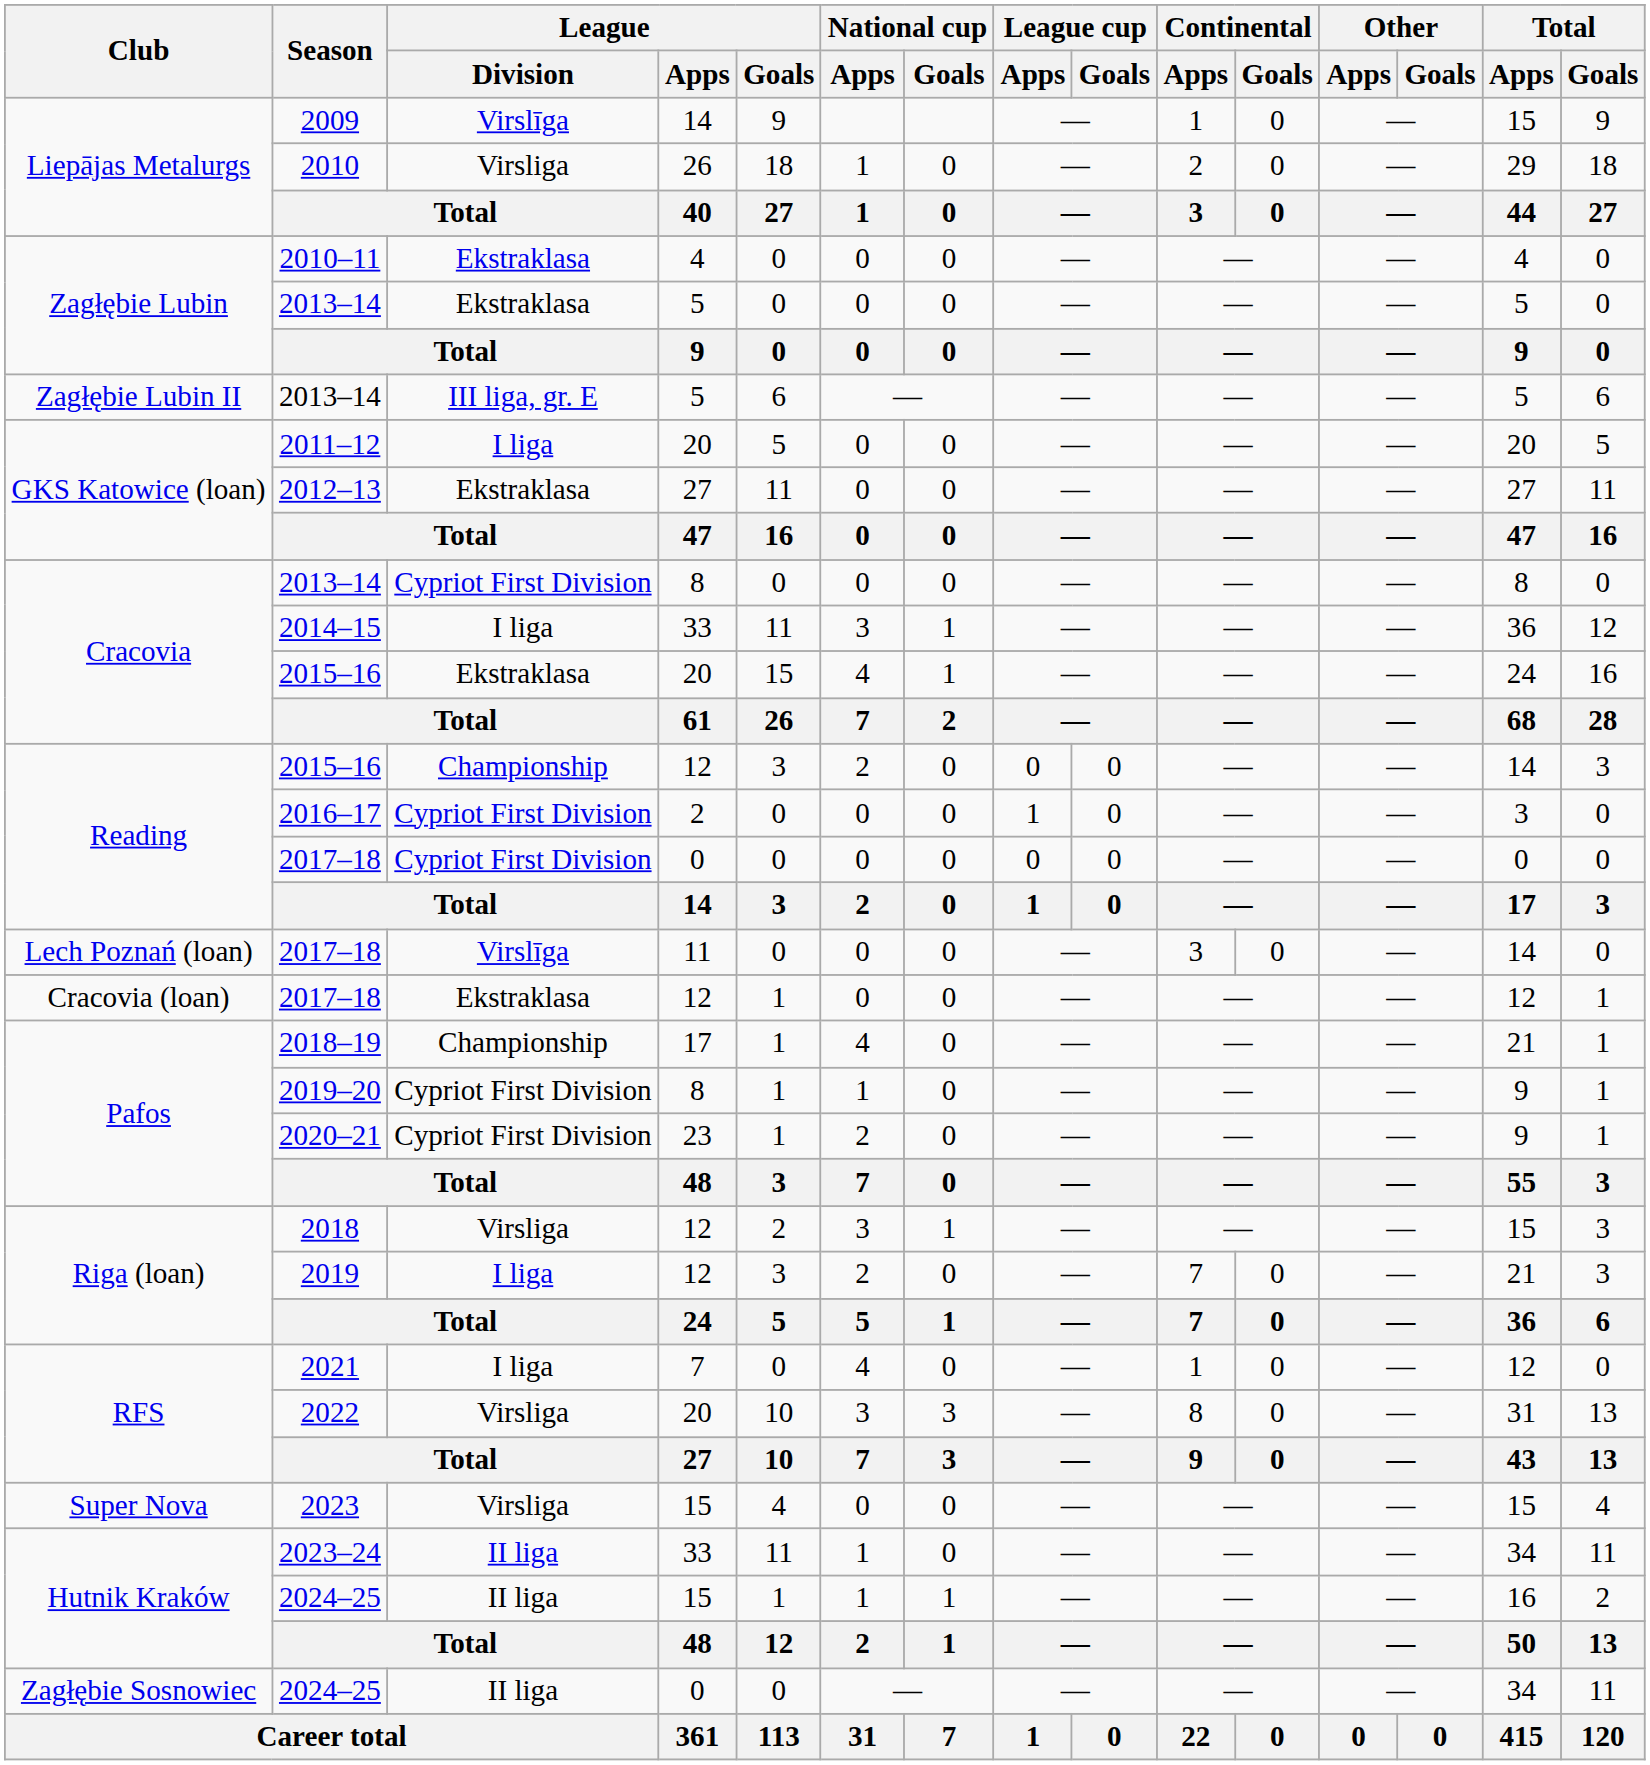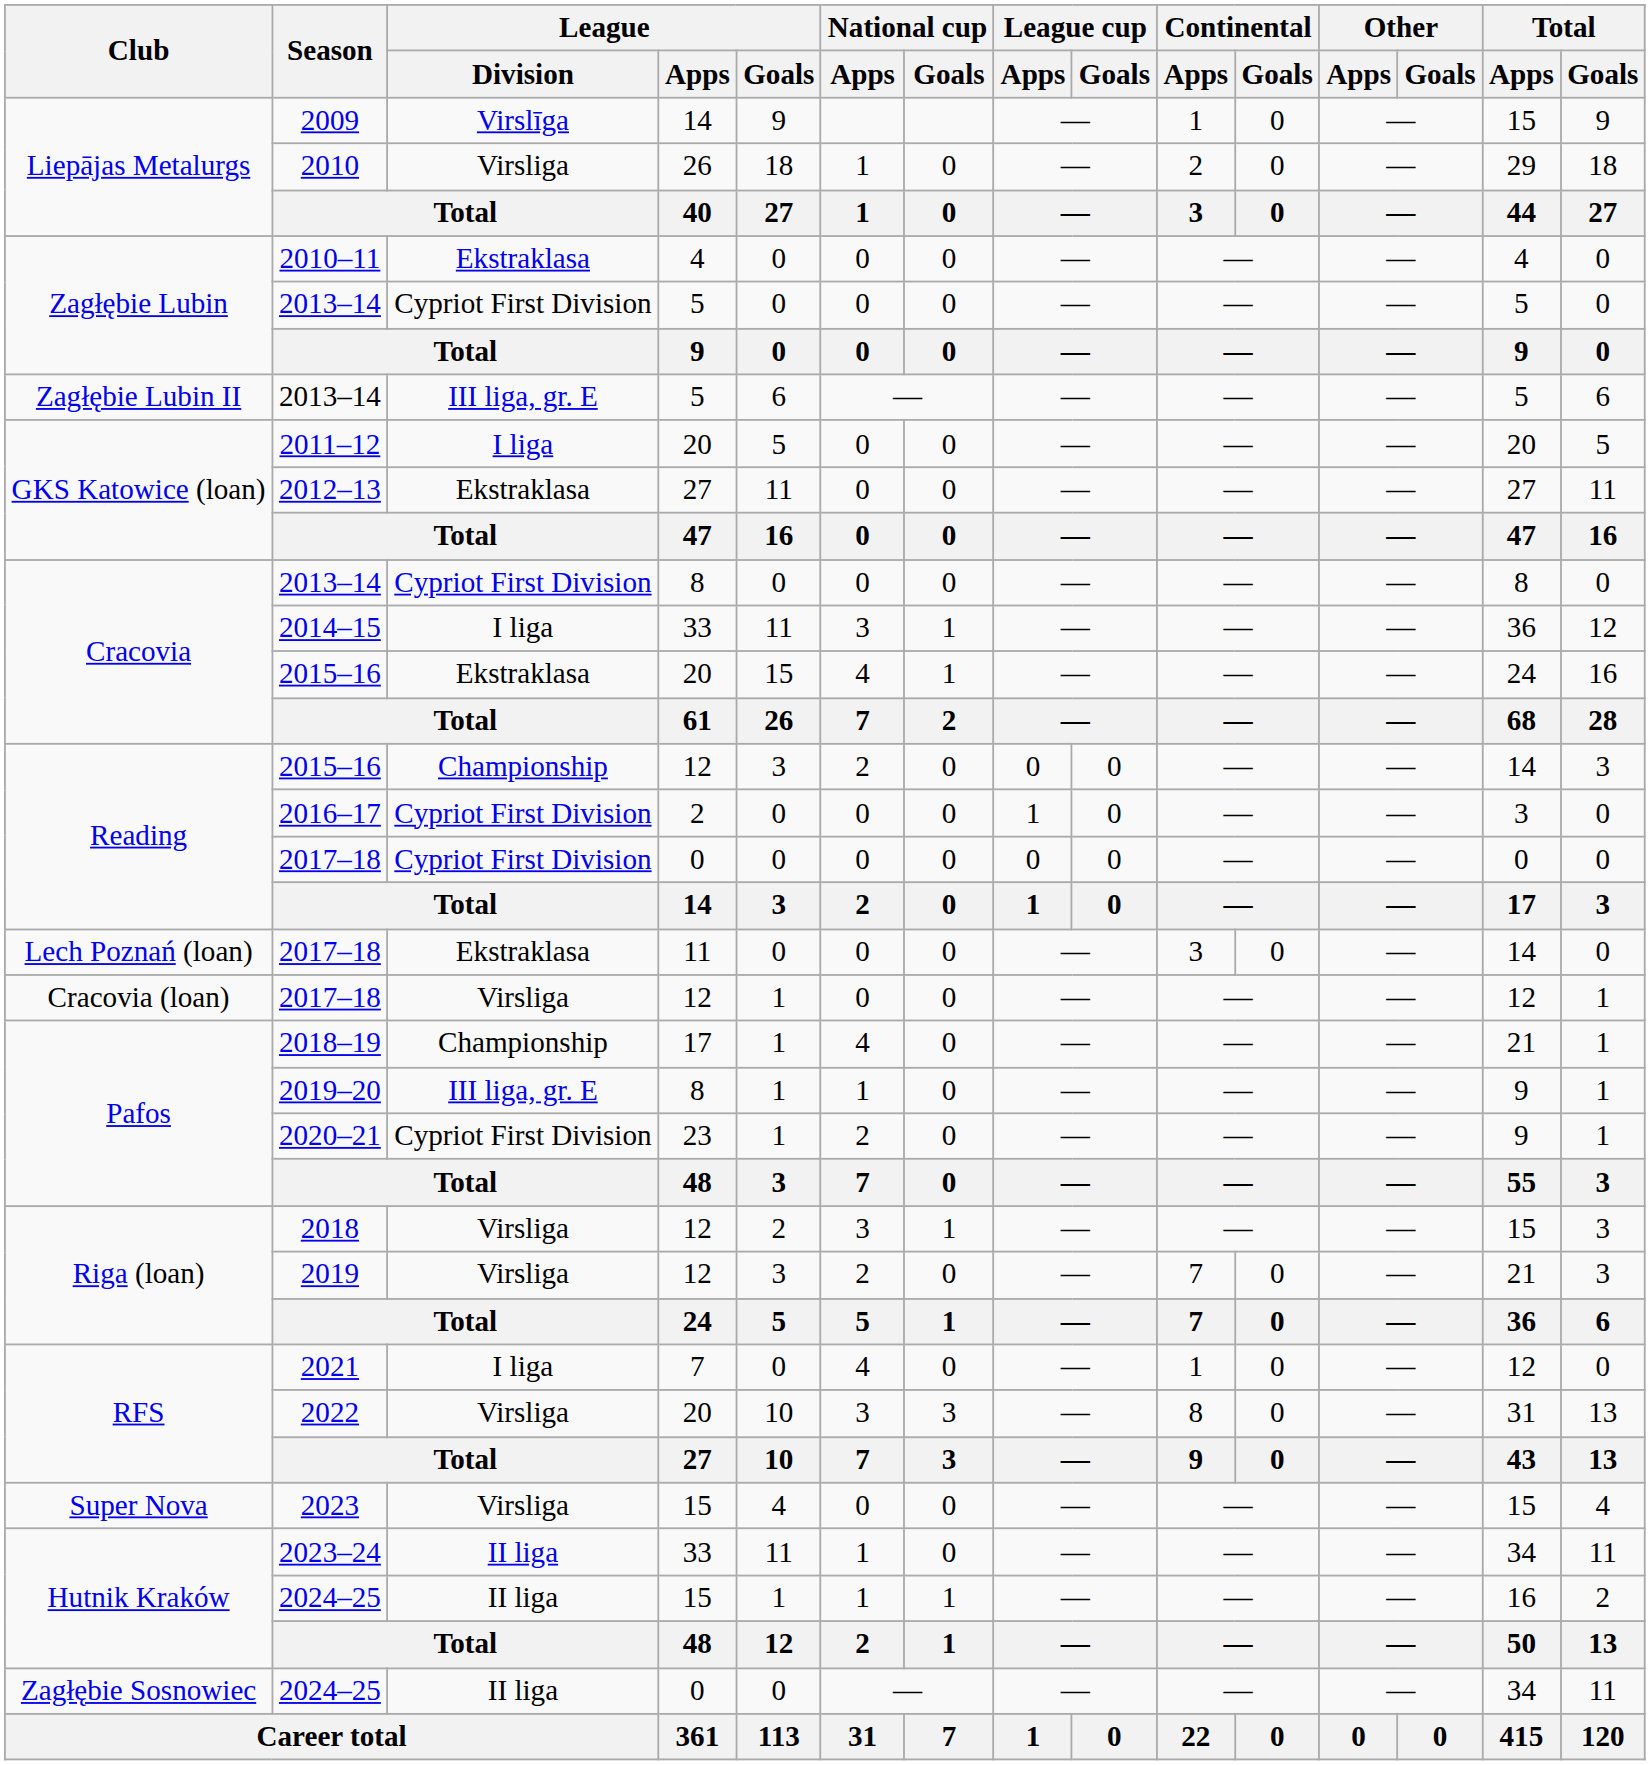(523, 304) Ekstraklasa -> (523, 304) Cypriot First Division
(523, 951) Virslīga -> (523, 951) Ekstraklasa
(523, 997) Ekstraklasa -> (523, 997) Virsliga
(523, 1089) Cypriot First Division -> (523, 1089) III liga, gr. E
(523, 1274) I liga -> (523, 1274) Virsliga
